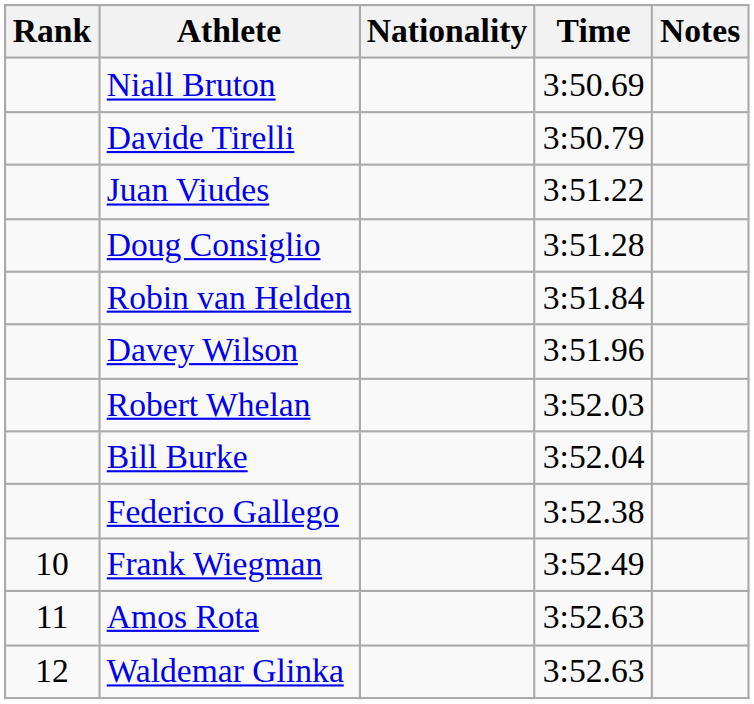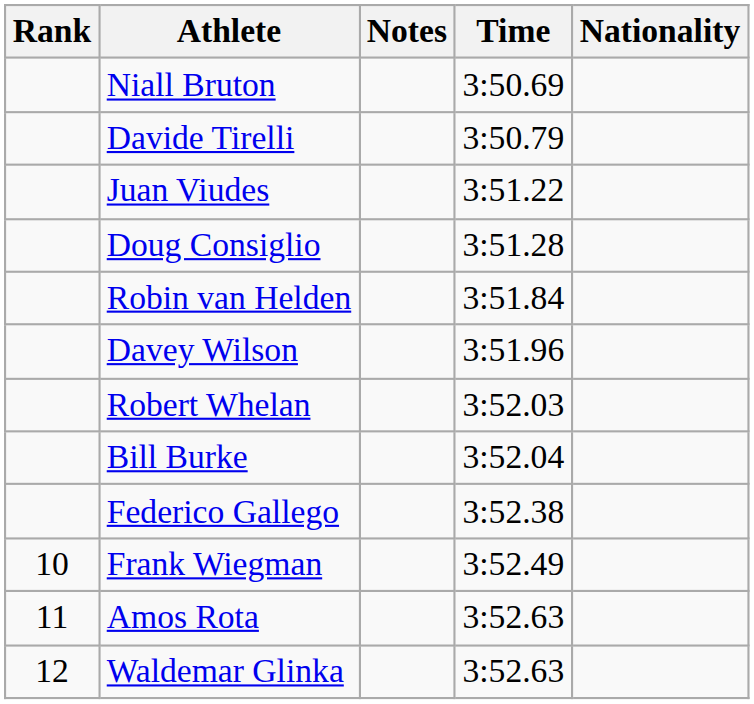columns swapped: (447, 31) <-> (700, 31)
